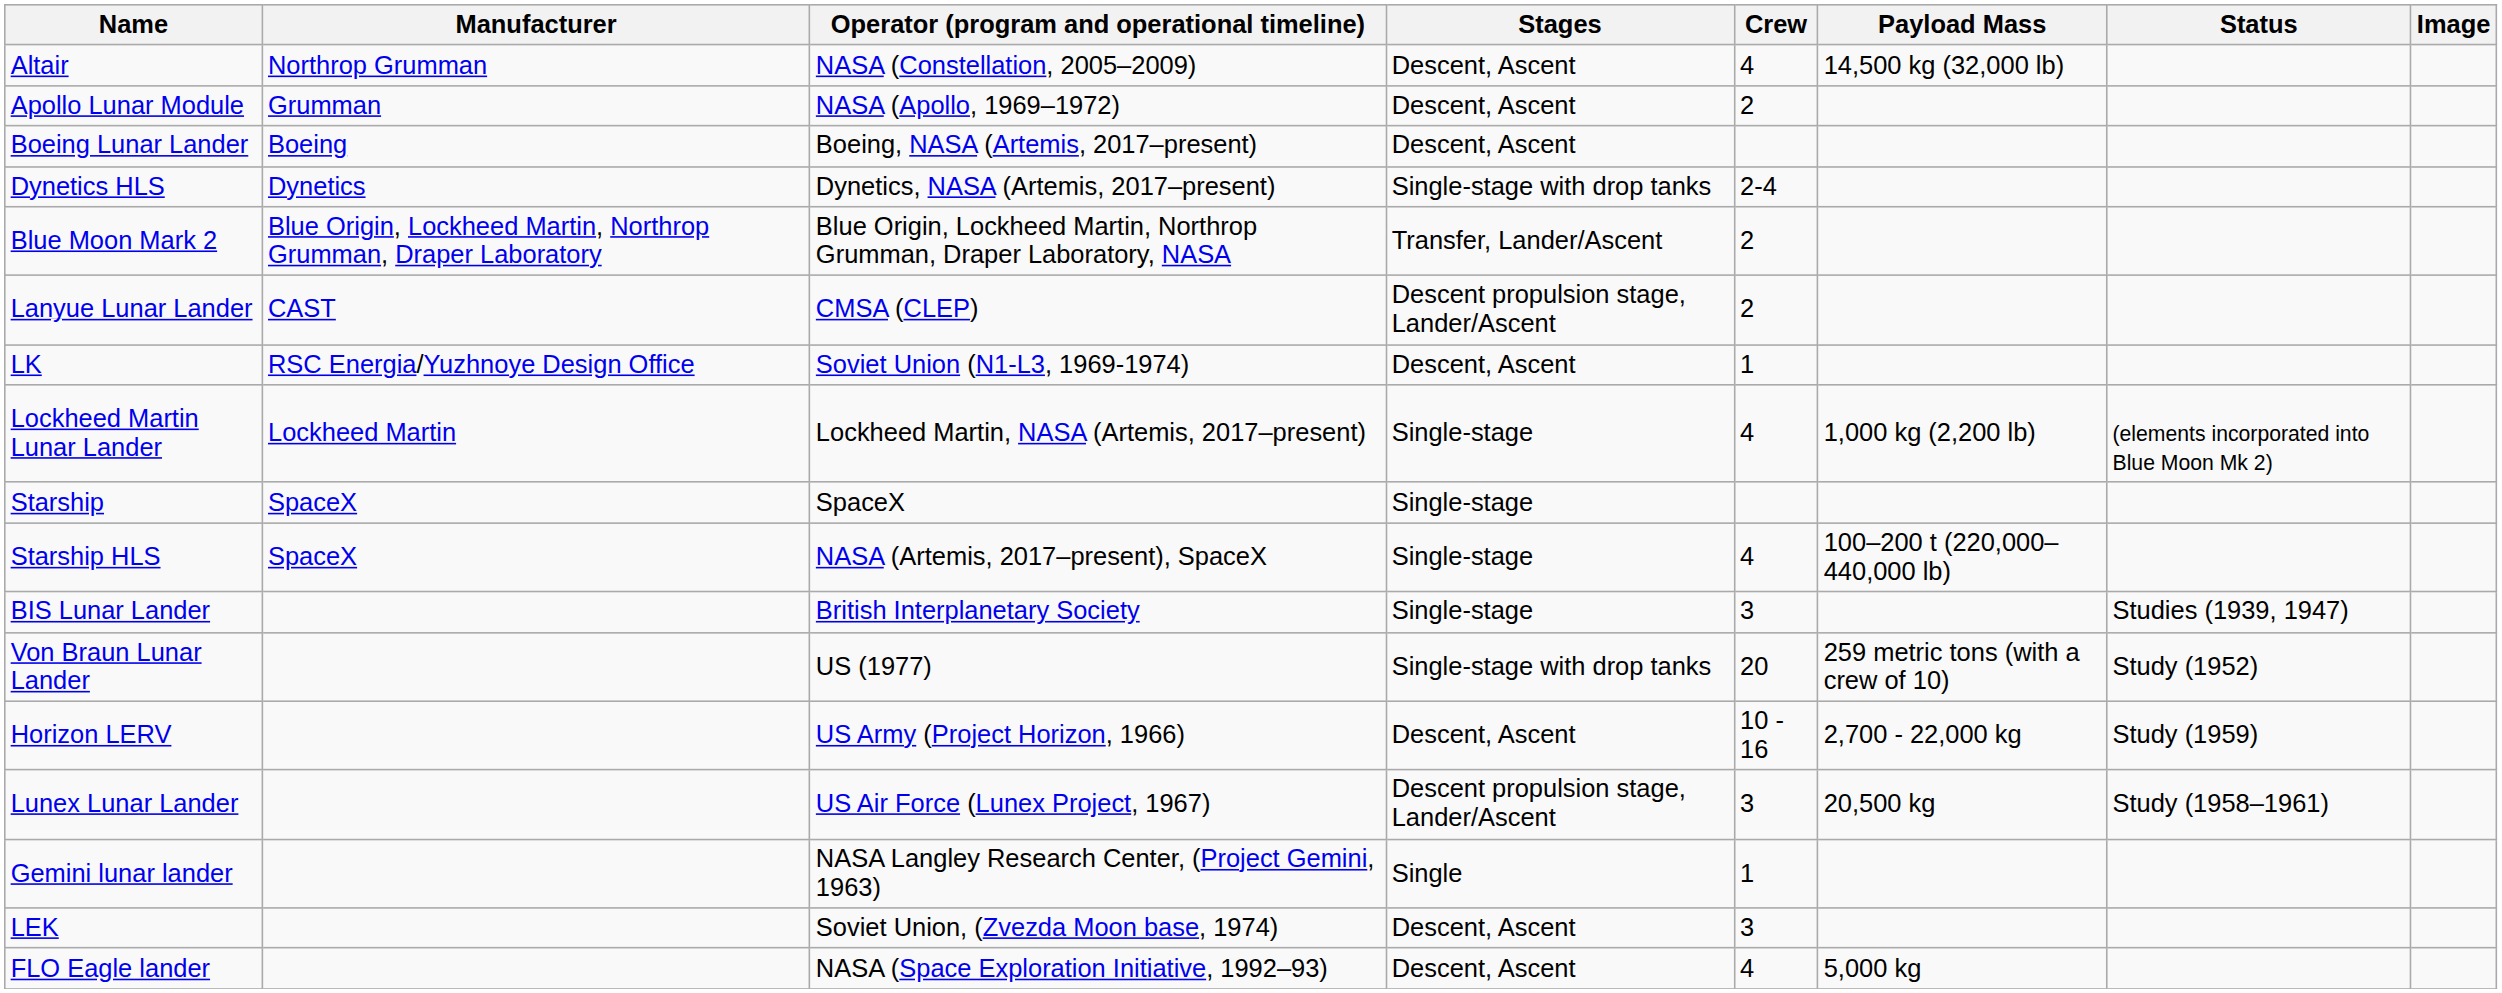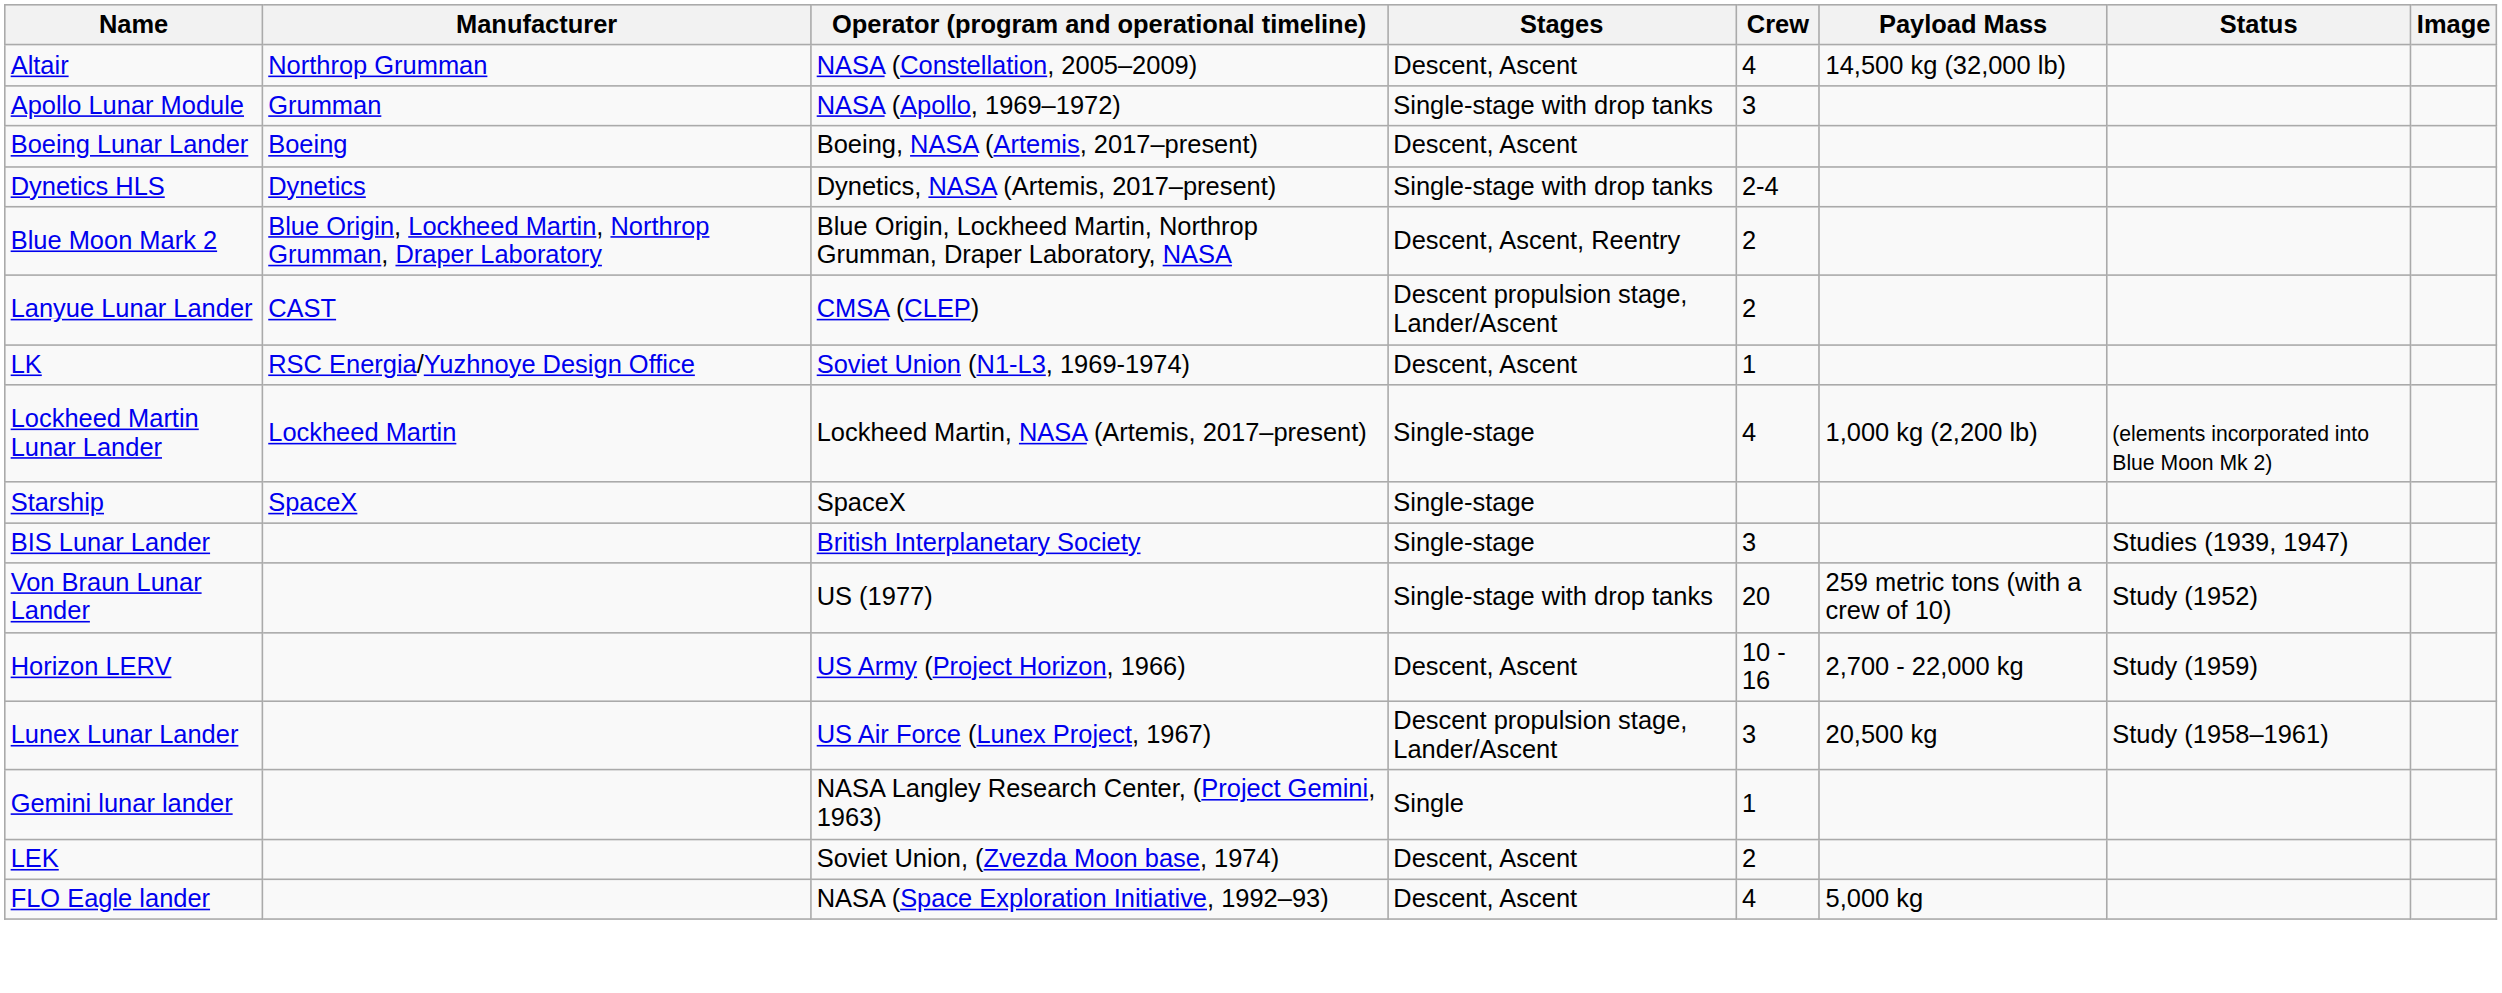(1484, 105) Descent, Ascent -> (1553, 105) Single-stage with drop tanks
(1747, 105) 2 -> (1749, 105) 3
(1527, 240) Transfer, Lander/Ascent -> (1537, 240) Descent, Ascent, Reentry
- row: (86, 556)
(1747, 927) 3 -> (1749, 858) 2
